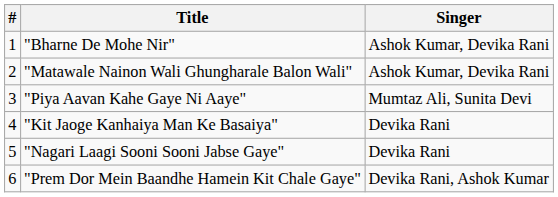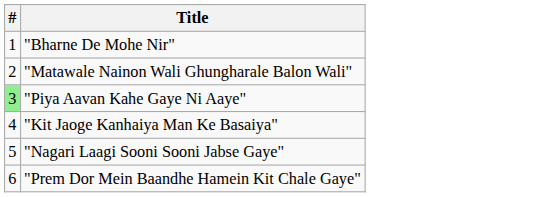- column: (459, 18)
(12, 98) no background -> (12, 98) lightgreen background
